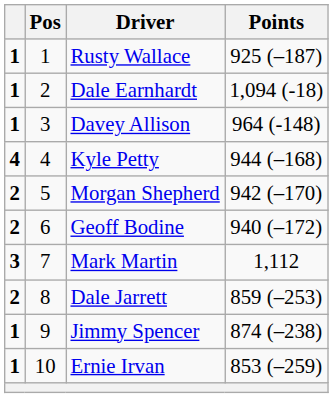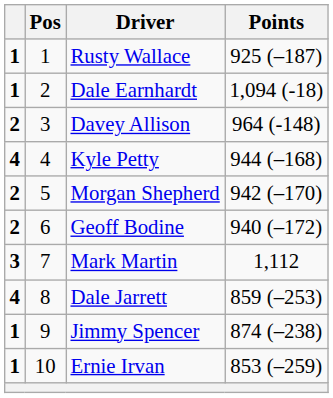(15, 124) 1 -> (15, 124) 2
(15, 296) 2 -> (15, 296) 4
